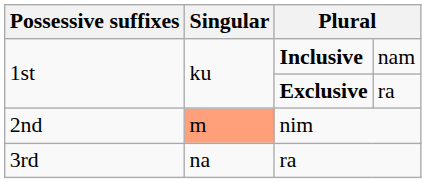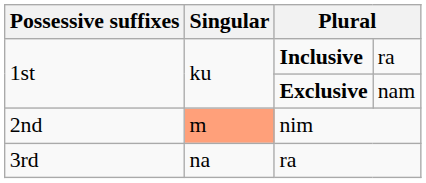(396, 56) nam -> (386, 56) ra
(386, 90) ra -> (396, 90) nam
